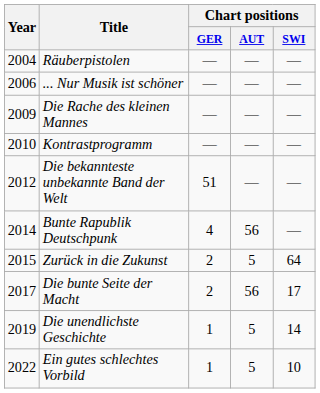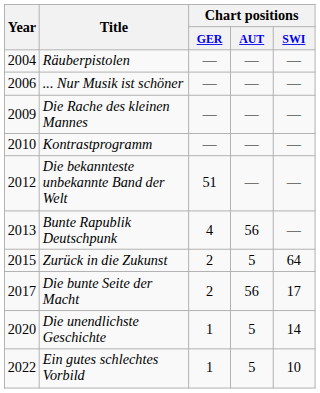(22, 229) 2014 -> (22, 229) 2013
(22, 329) 2019 -> (22, 329) 2020
